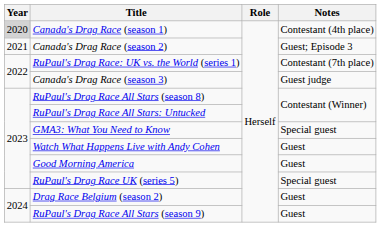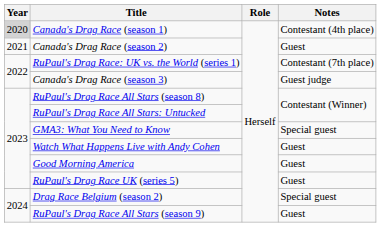(317, 46) Guest; Episode 3 -> (293, 46) Guest
(308, 180) Special guest -> (293, 180) Guest
(293, 197) Guest -> (308, 197) Special guest
